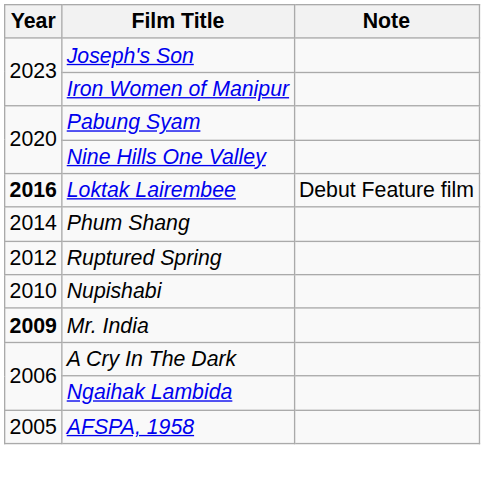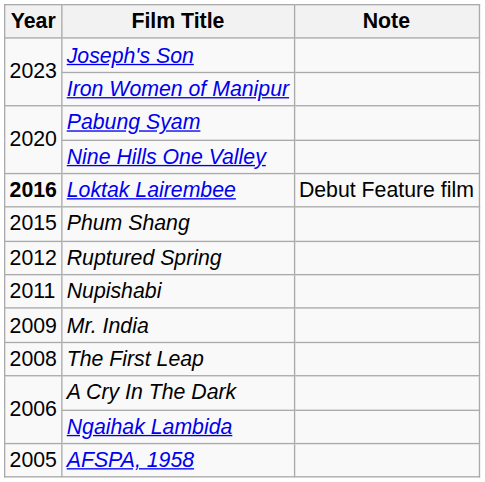(33, 223) 2014 -> (33, 223) 2015
(33, 291) 2010 -> (32, 291) 2011
(33, 325) bold -> (33, 325) normal
+ row: (135, 358)
